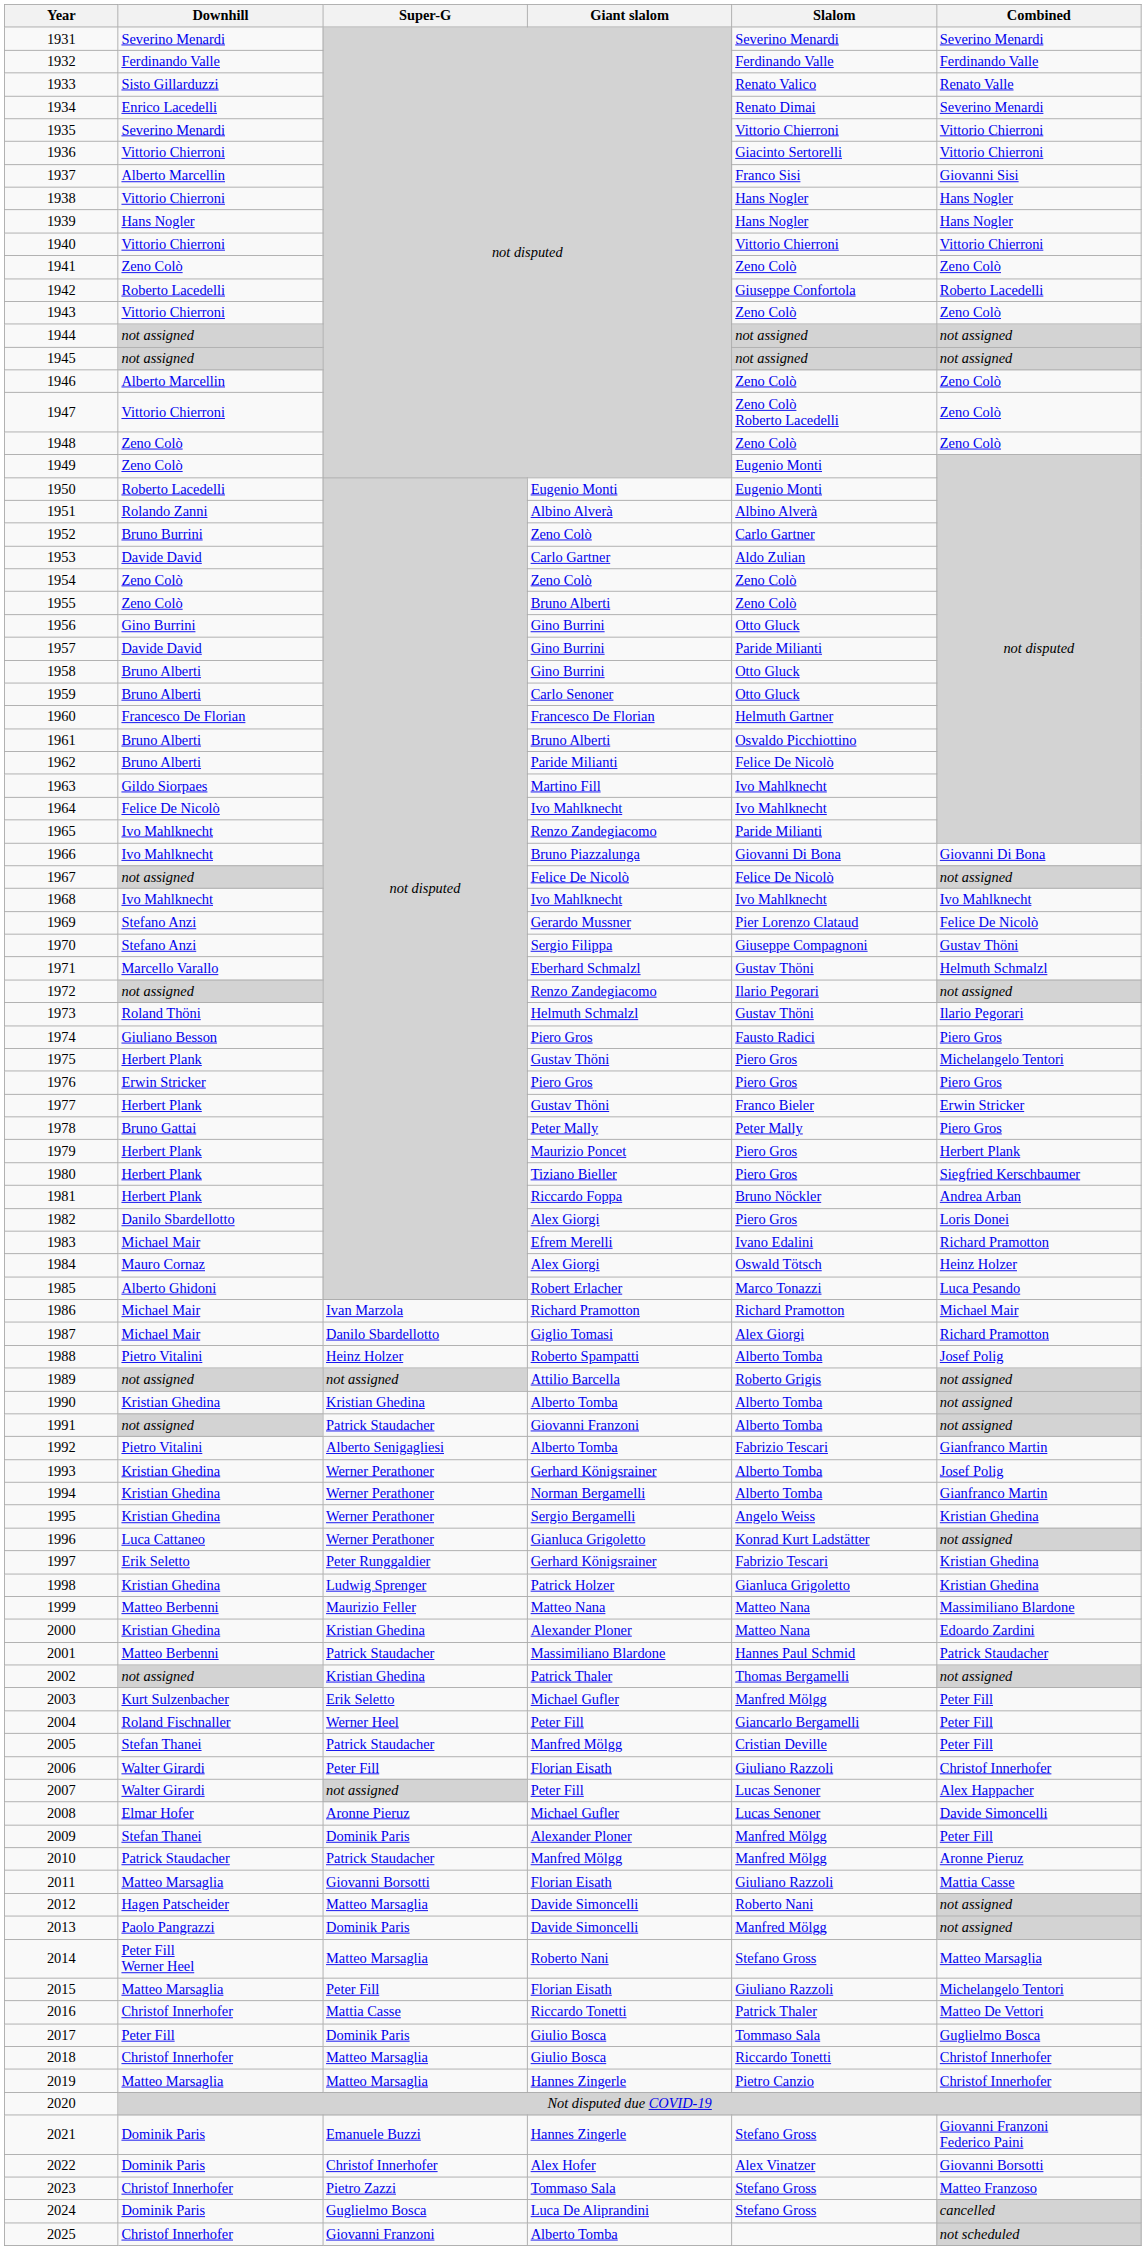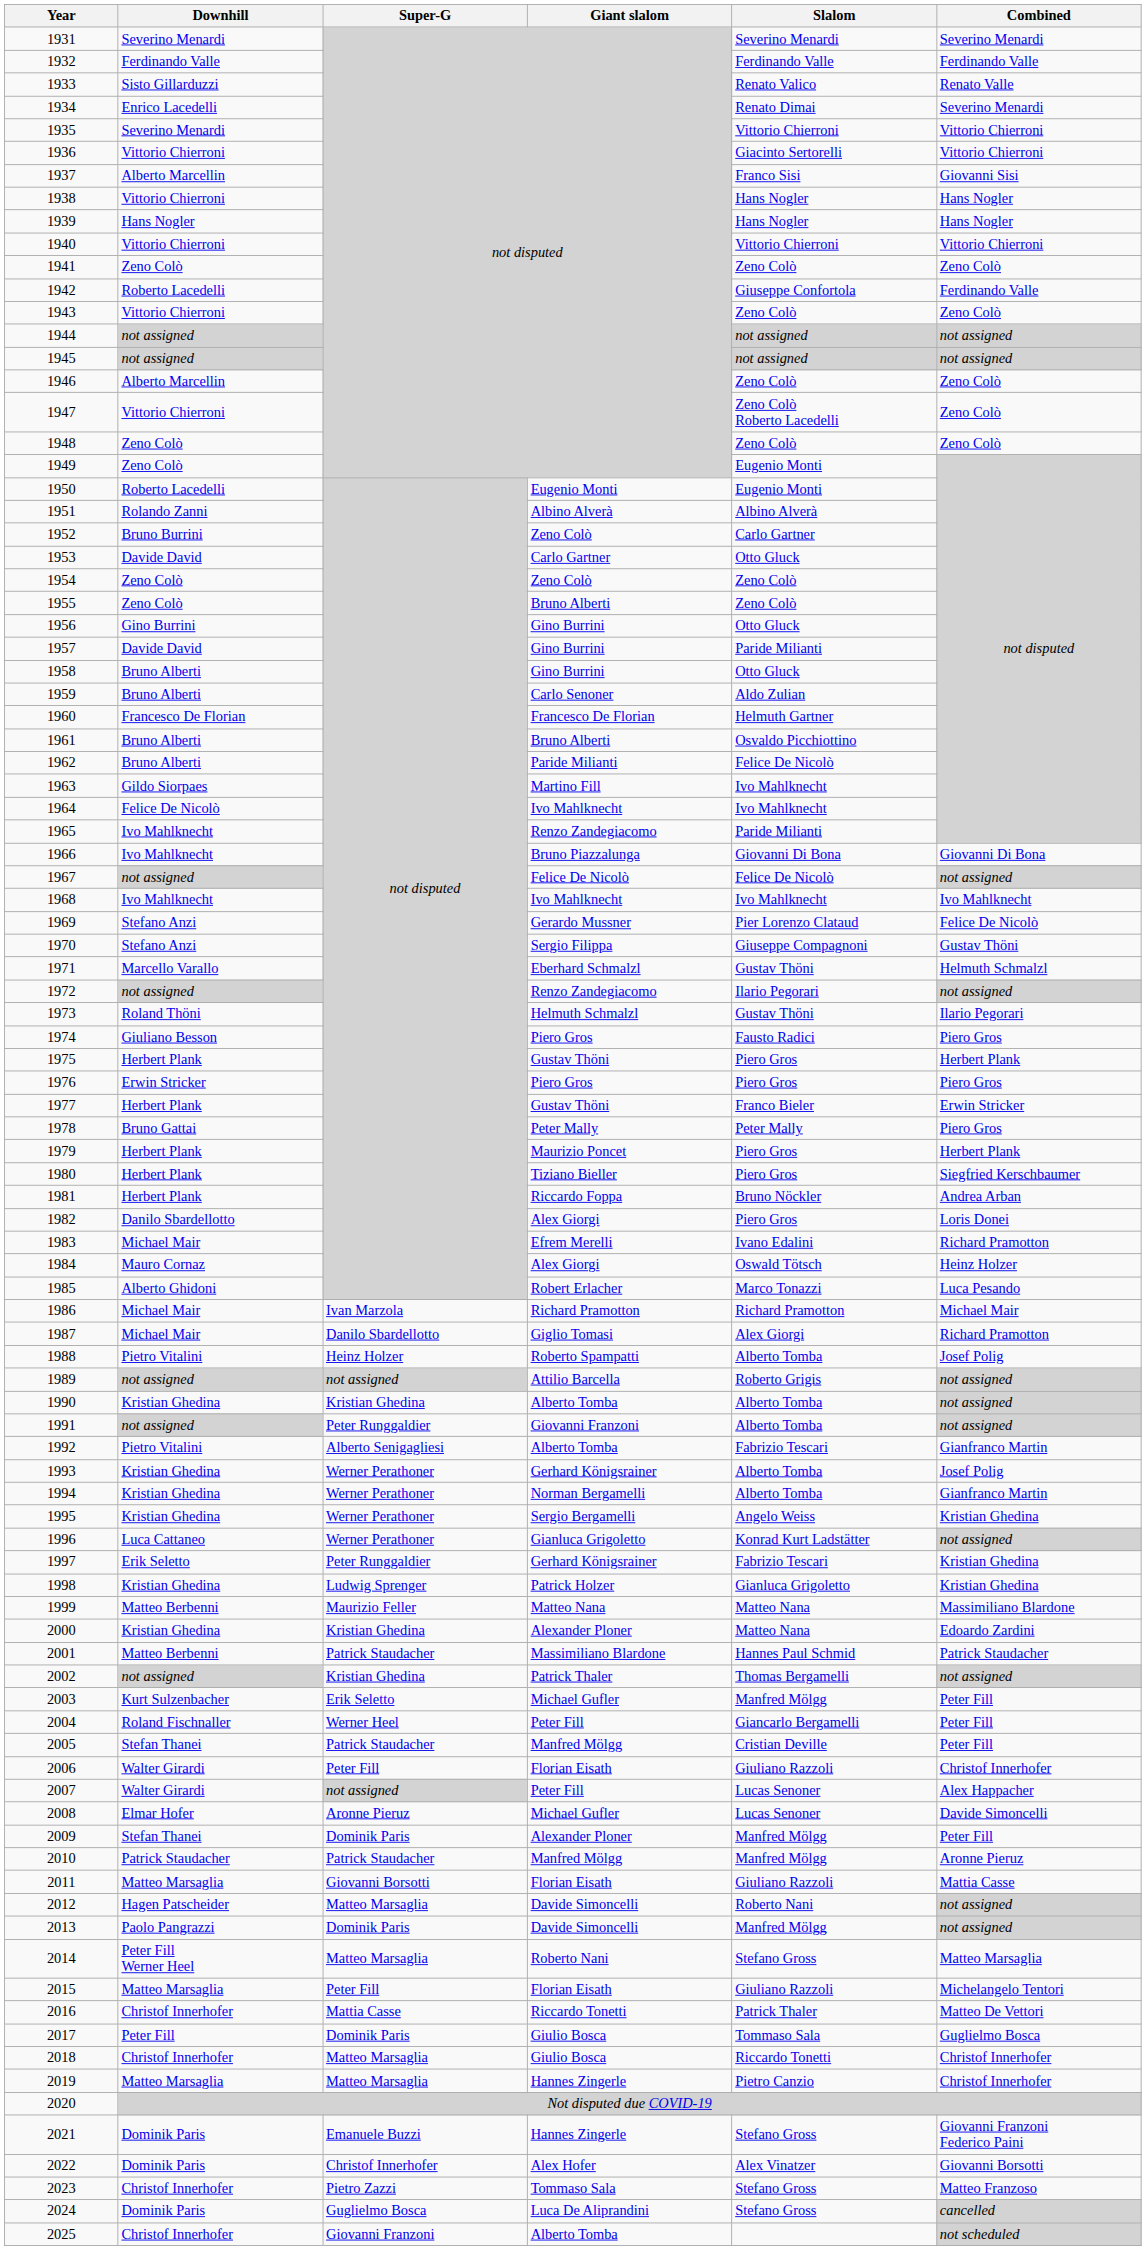(992, 289) Roberto Lacedelli -> (989, 289) Ferdinando Valle
(770, 557) Aldo Zulian -> (767, 557) Otto Gluck
(767, 694) Otto Gluck -> (770, 694) Aldo Zulian
(1002, 1059) Michelangelo Tentori -> (980, 1059) Herbert Plank
(380, 1425) Patrick Staudacher -> (378, 1425) Peter Runggaldier
